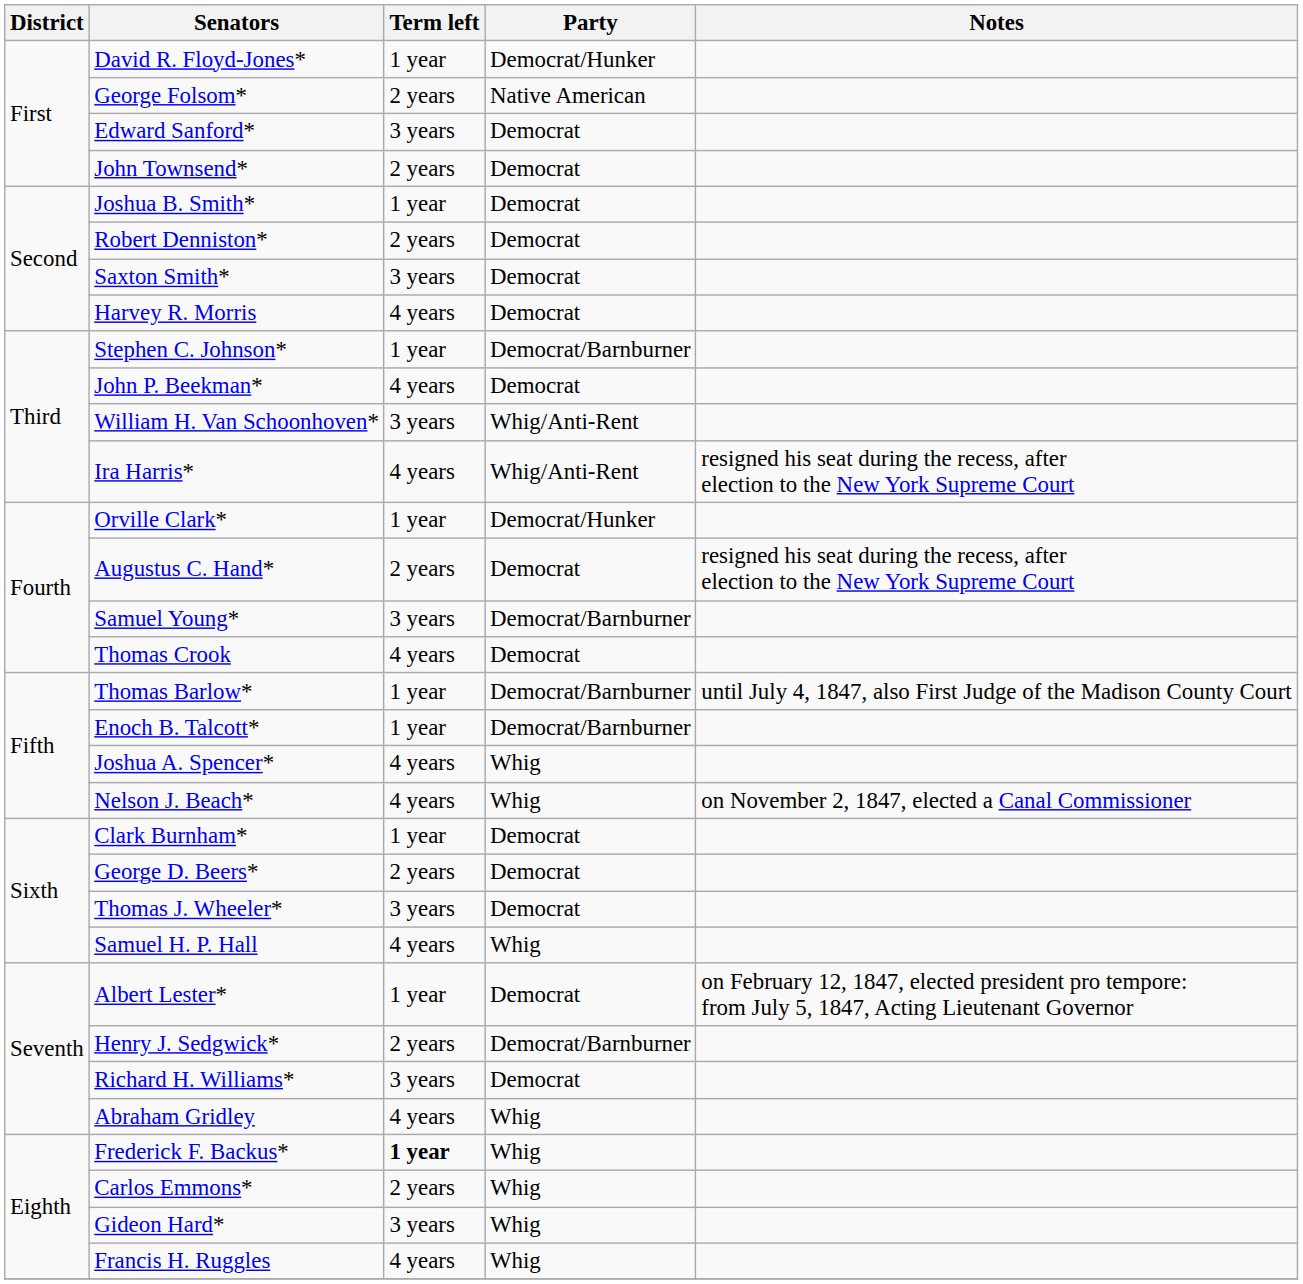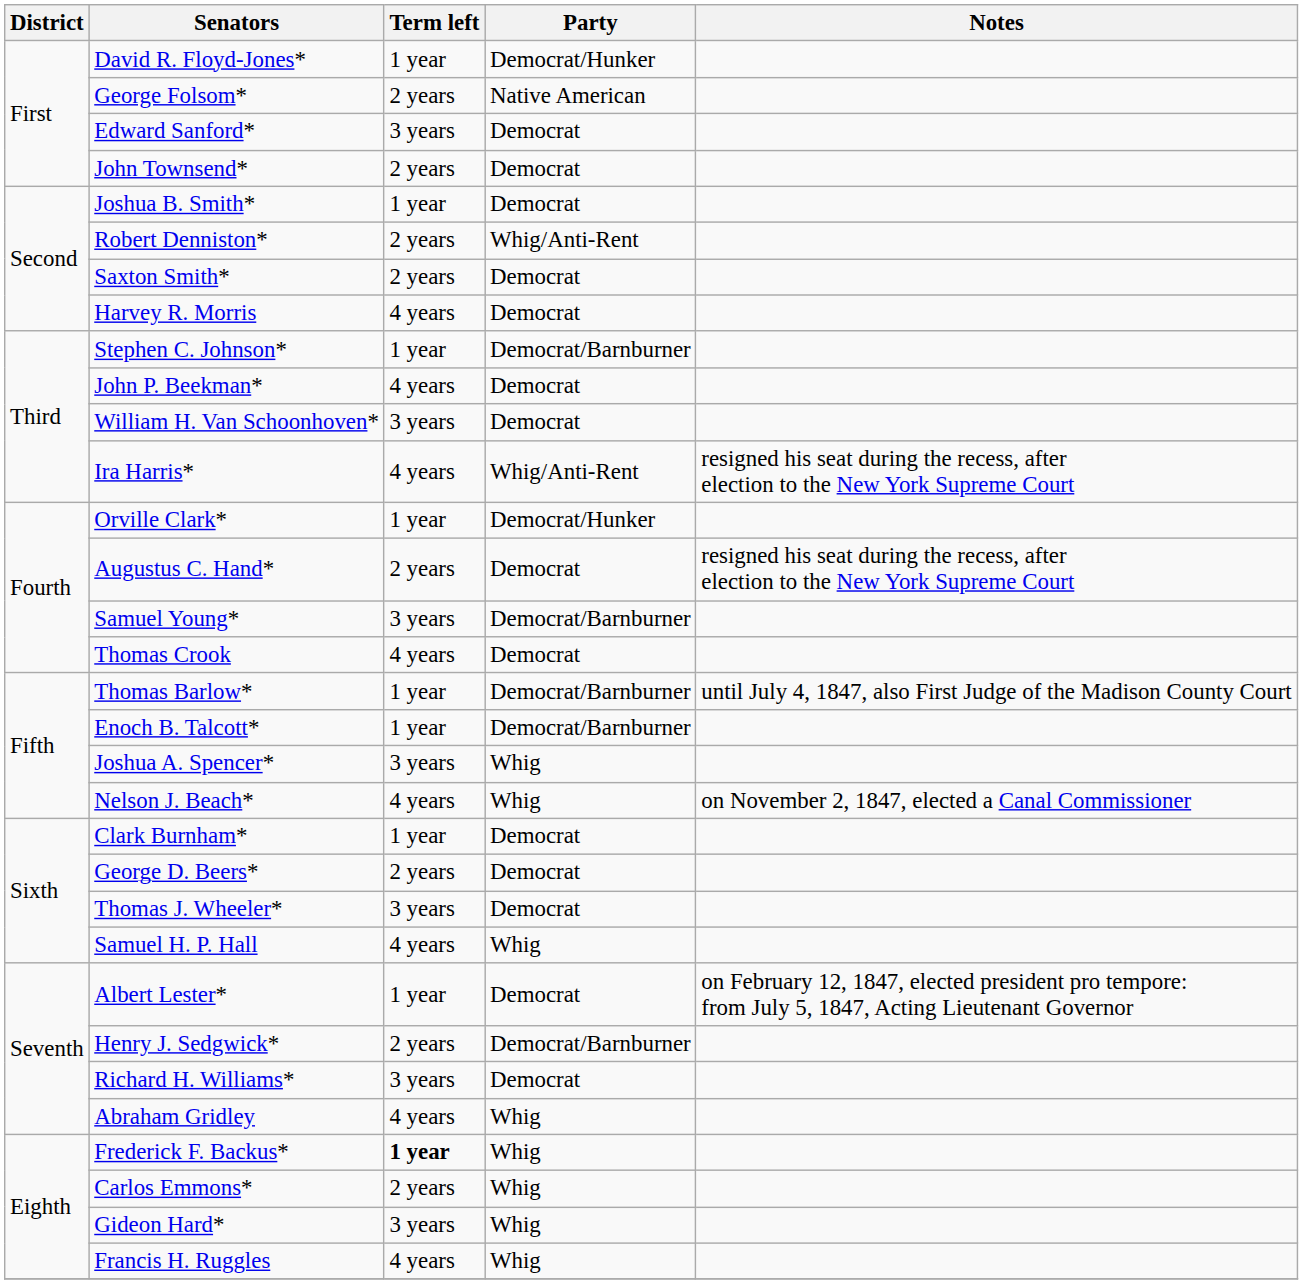(535, 240) Democrat -> (564, 240) Whig/Anti-Rent
(422, 276) 3 years -> (422, 276) 2 years
(564, 421) Whig/Anti-Rent -> (535, 421) Democrat
(422, 763) 4 years -> (422, 763) 3 years
